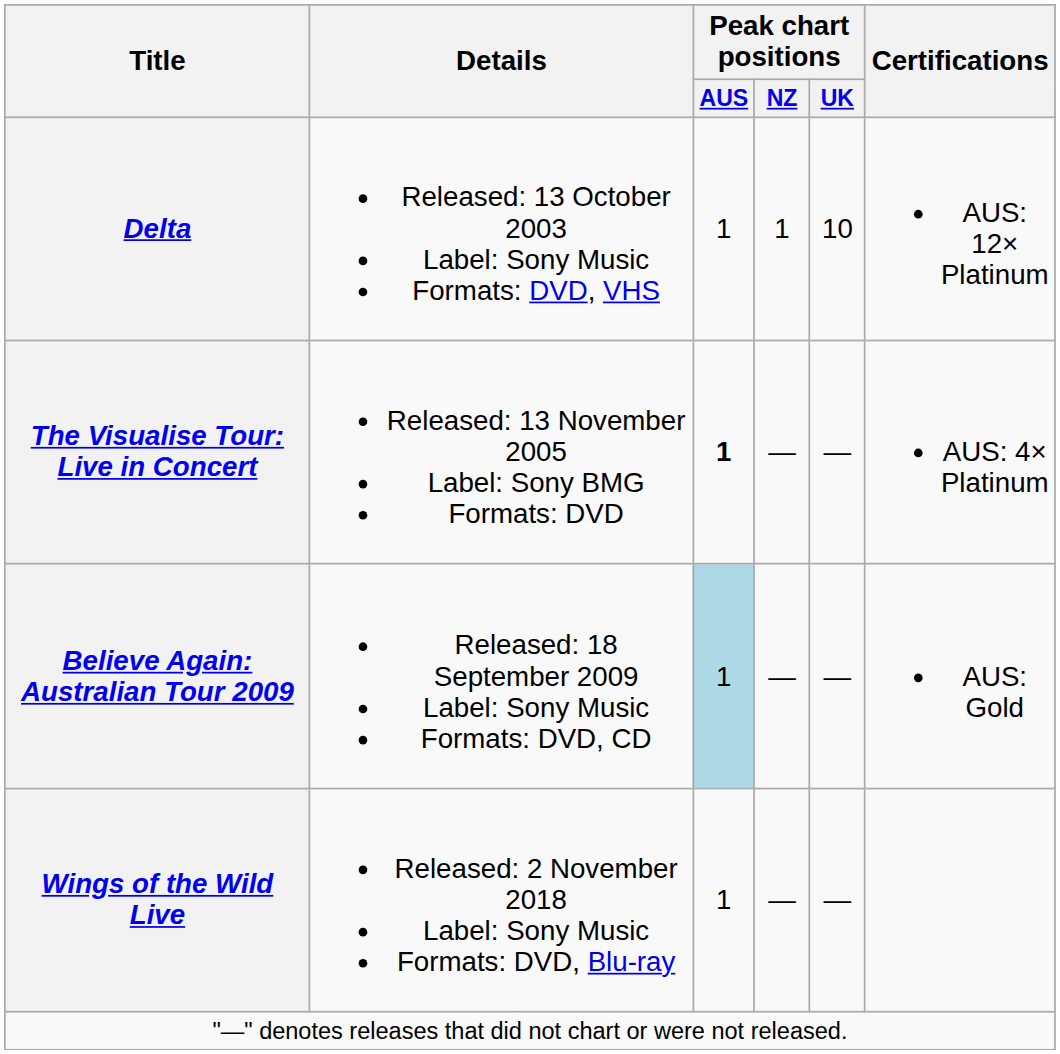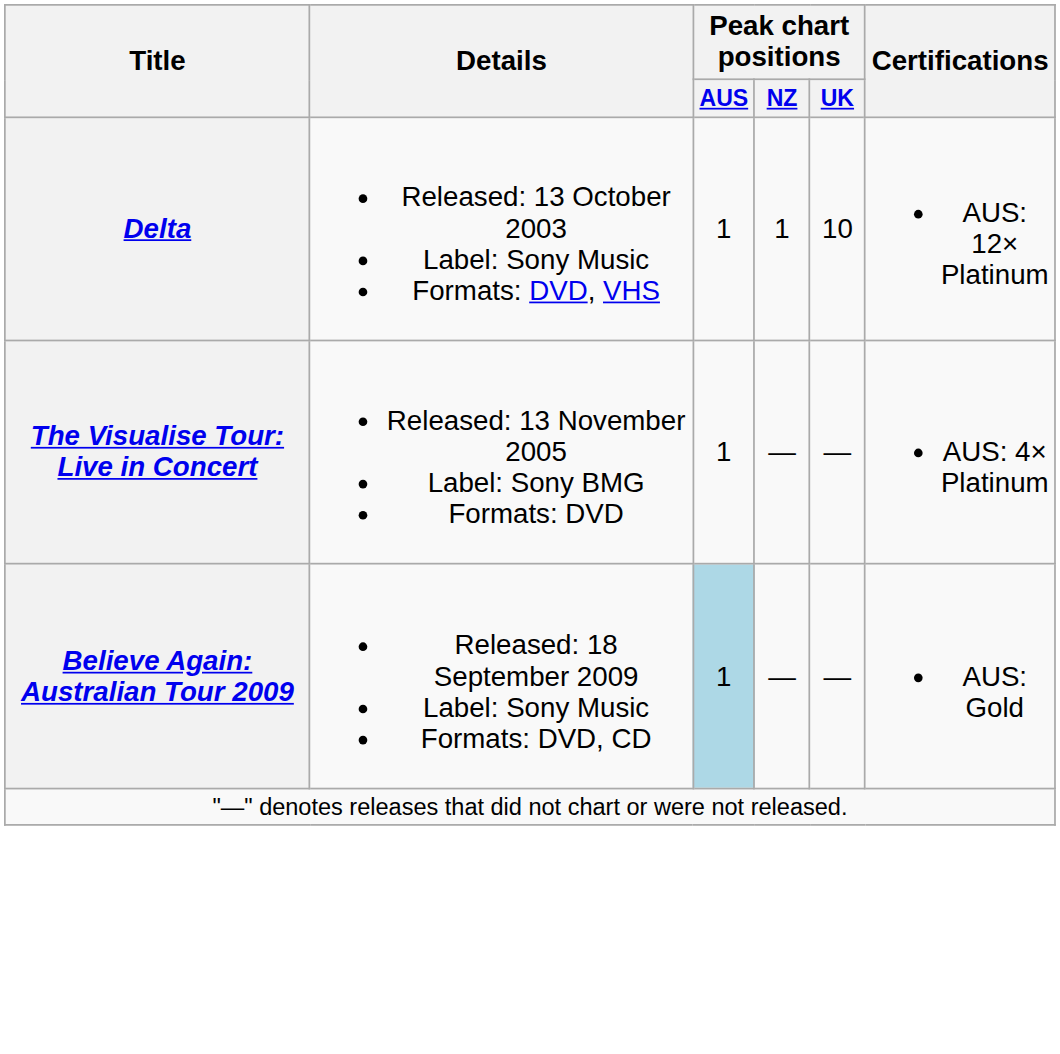(724, 452) bold -> (724, 452) normal
- row: (157, 899)
